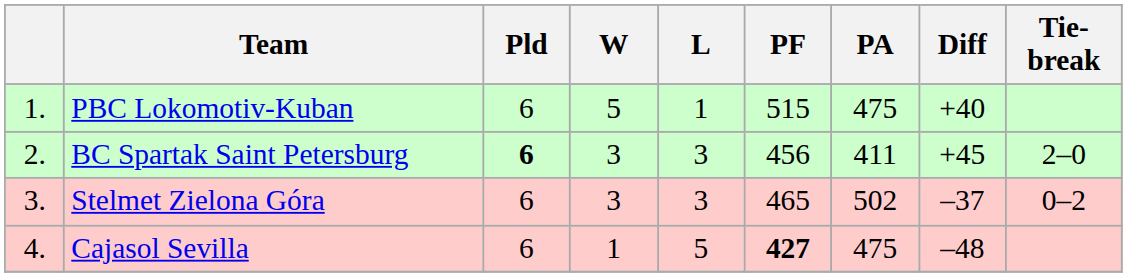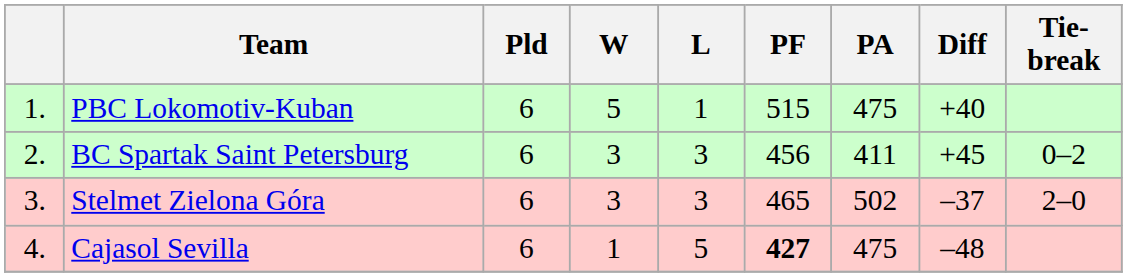(526, 154) bold -> (526, 154) normal
(1064, 154) 2–0 -> (1064, 154) 0–2
(1064, 201) 0–2 -> (1064, 201) 2–0
